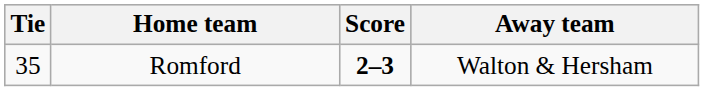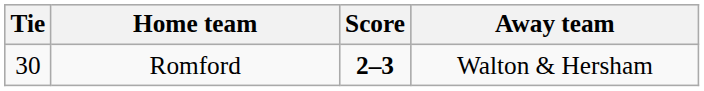(28, 64) 35 -> (28, 64) 30
